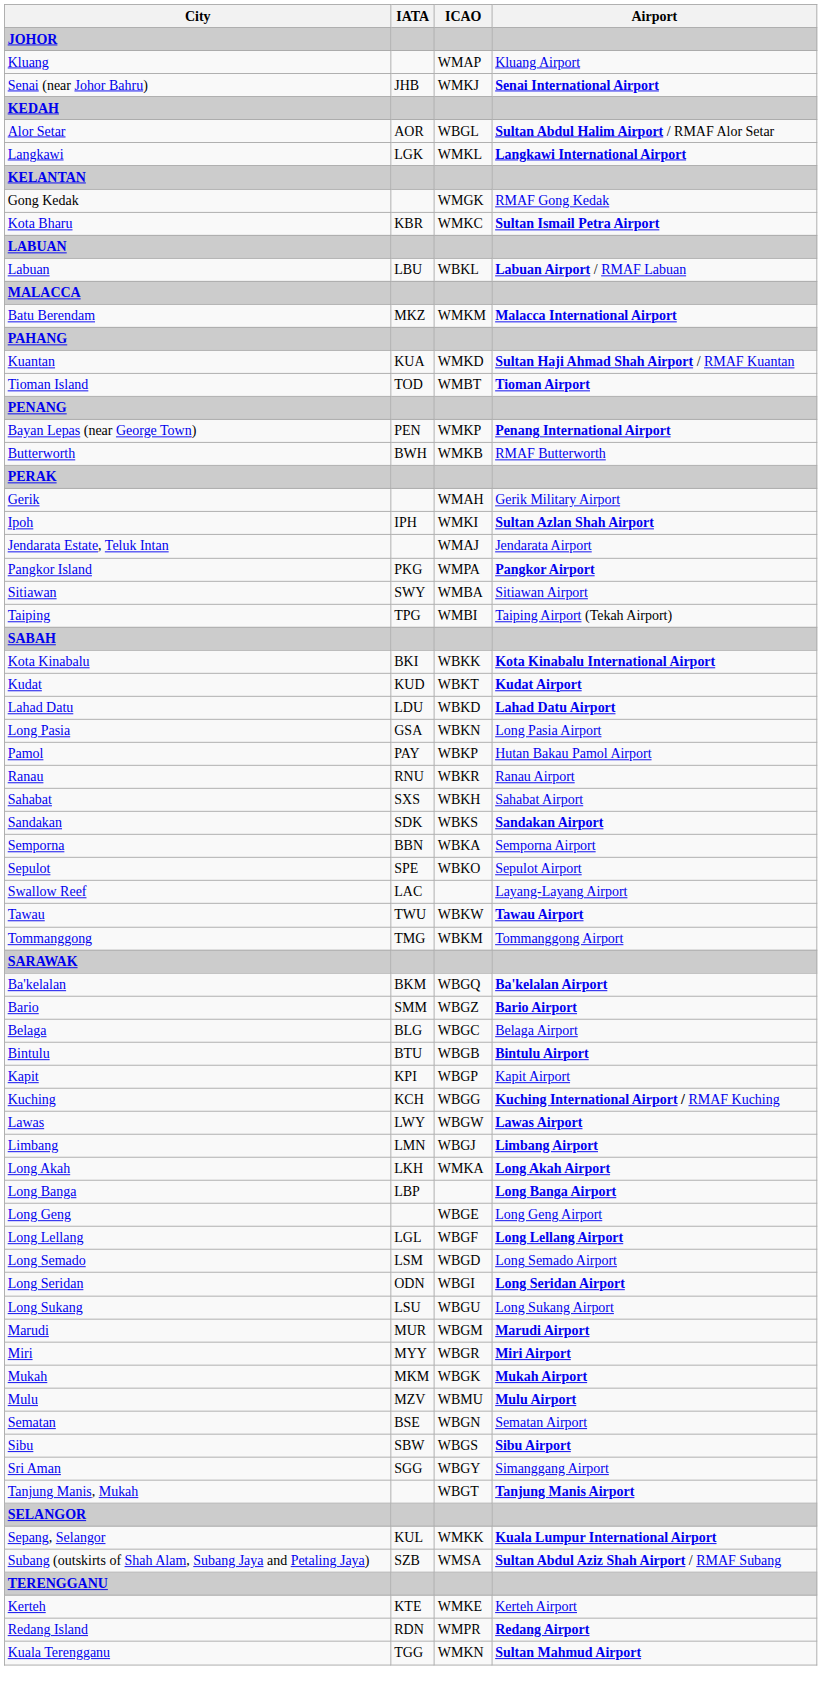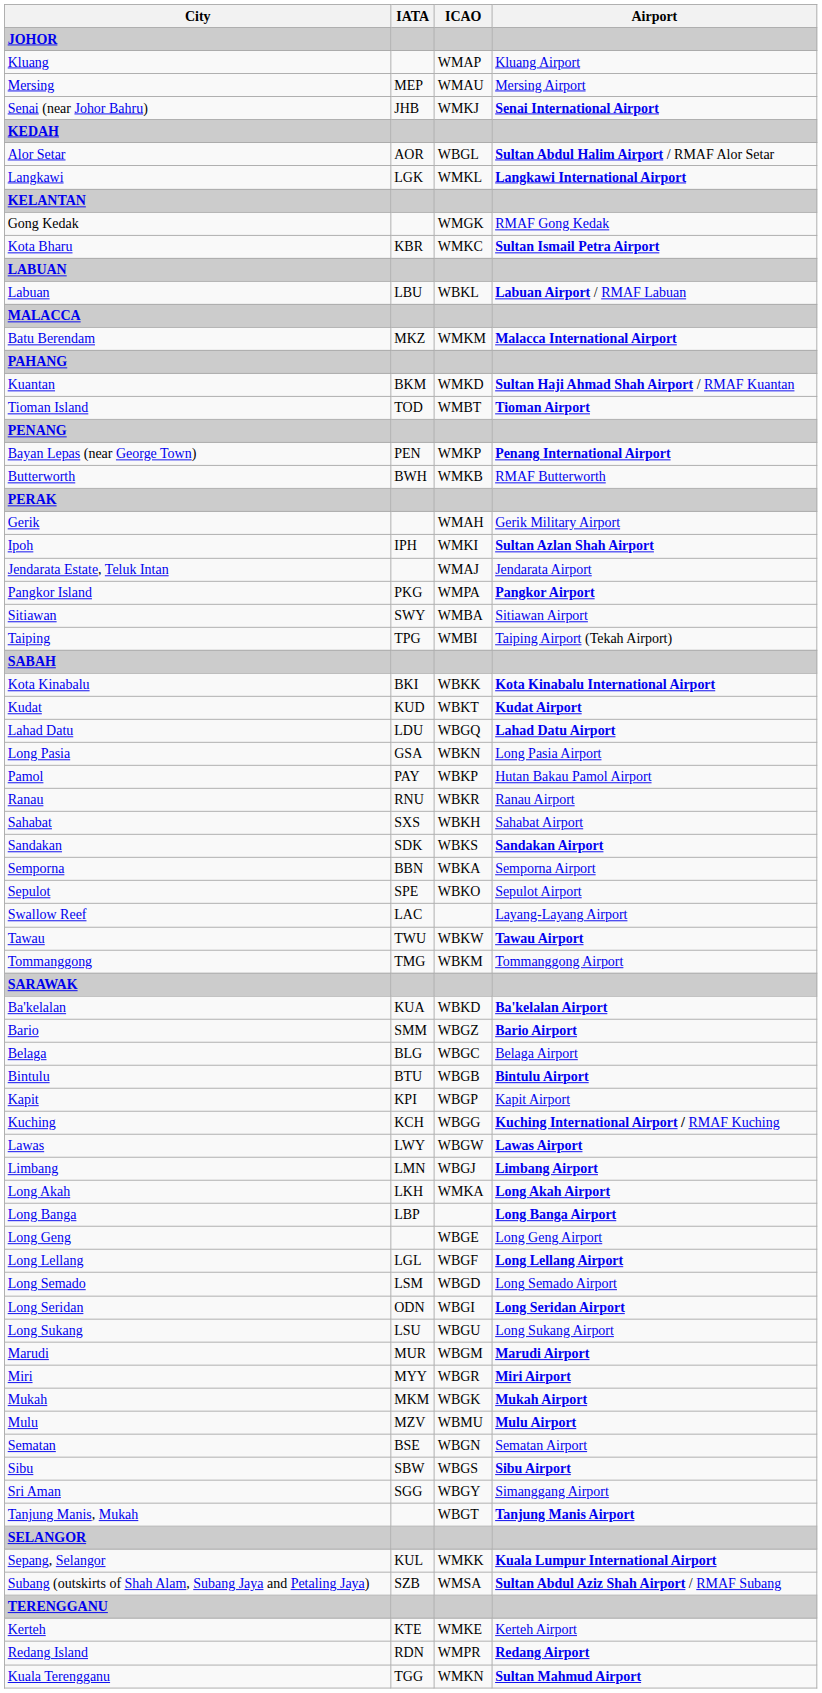+ row: (31, 85)
(409, 362) KUA -> (410, 385) BKM
(459, 707) WBKD -> (459, 730) WBGQ
(410, 984) BKM -> (409, 1007) KUA
(459, 984) WBGQ -> (459, 1007) WBKD
